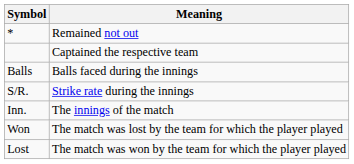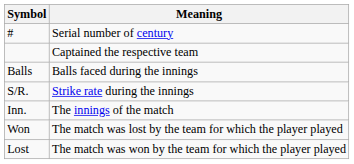+ row: (10, 33)
- row: (10, 33)
